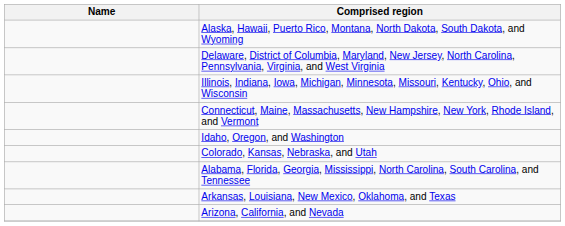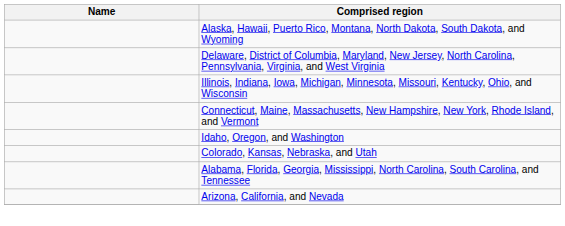- row: (328, 197)
